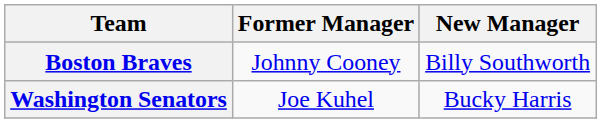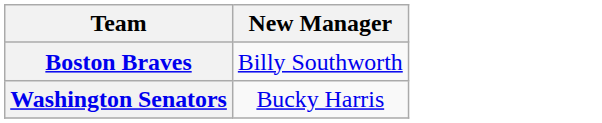- column: (326, 23)
